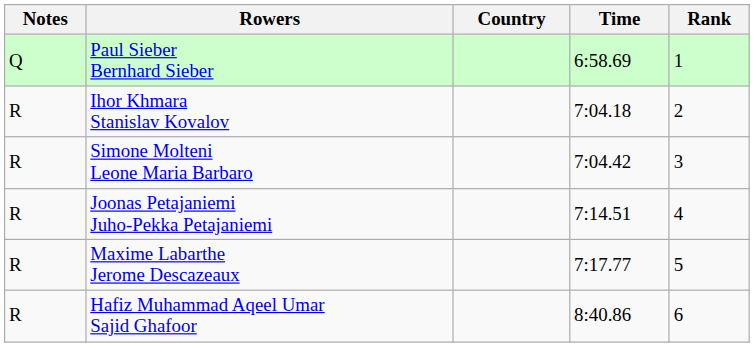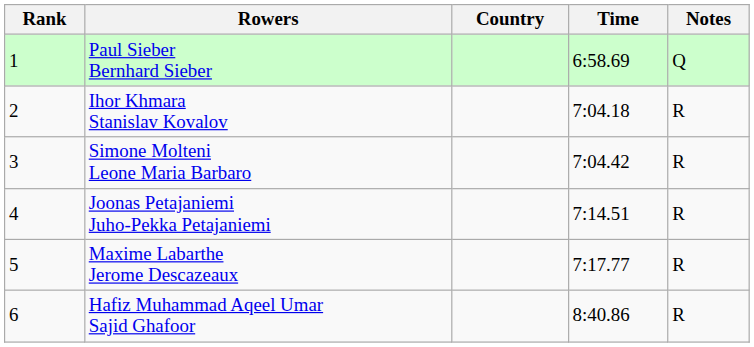columns swapped: (709, 19) <-> (45, 19)
